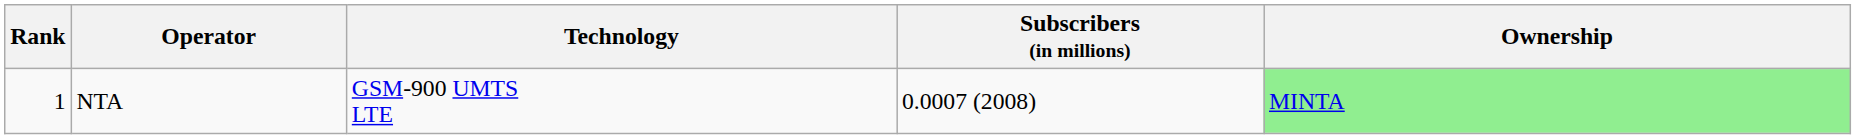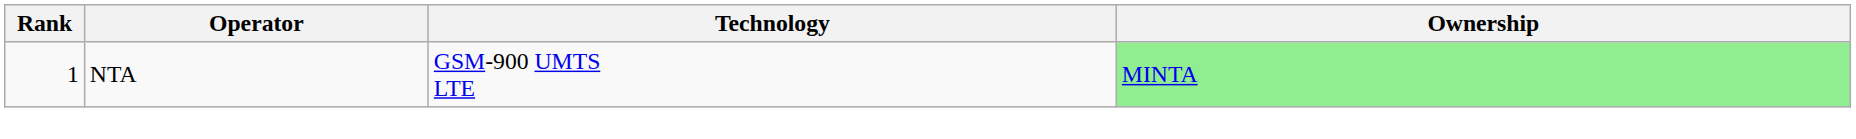- column: (1080, 36)
